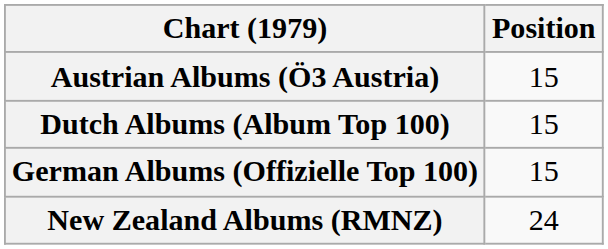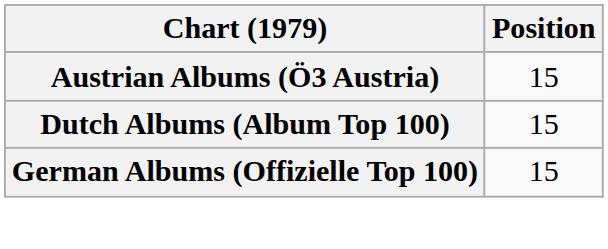- row: (245, 219)
